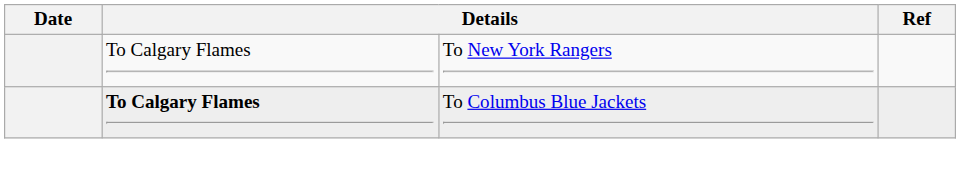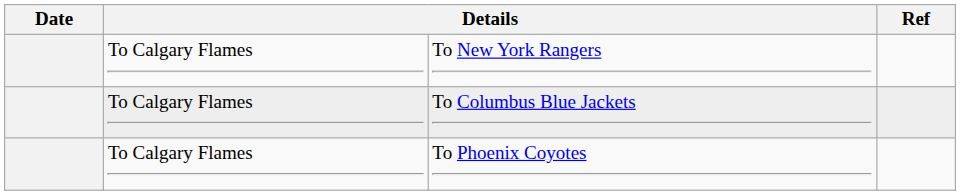(270, 107) bold -> (266, 107) normal
+ row: (652, 159)
